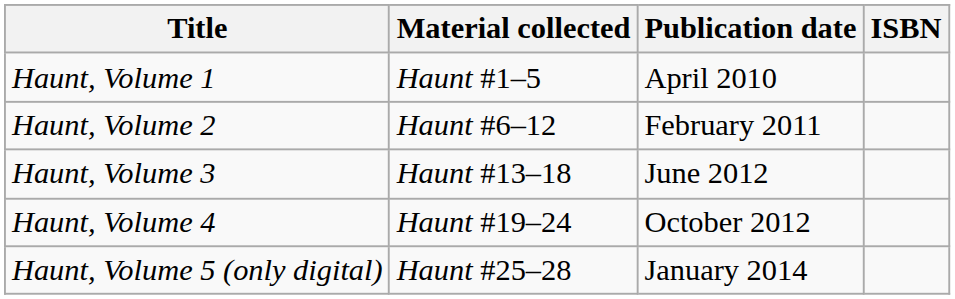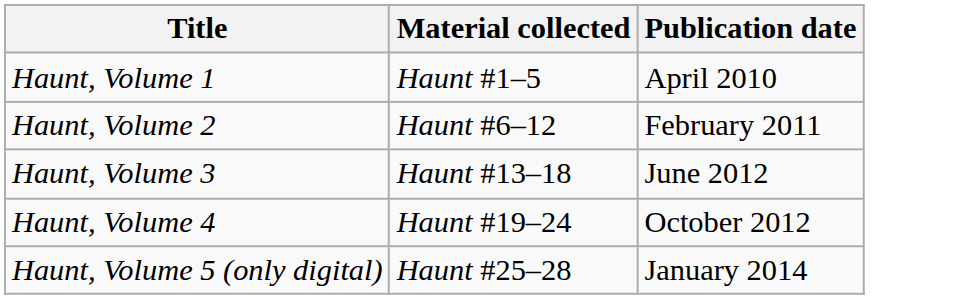- column: (906, 28)
